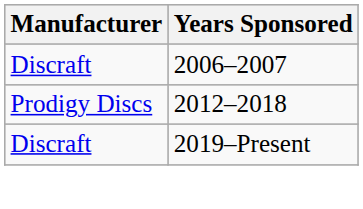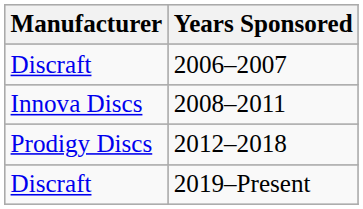+ row: (230, 104)
